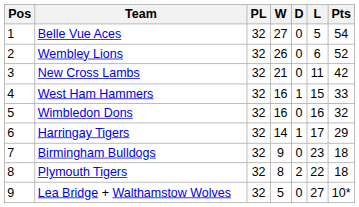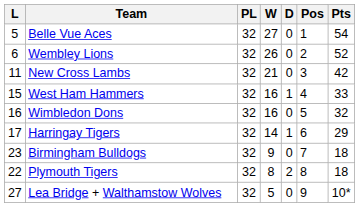columns swapped: (20, 14) <-> (317, 14)
